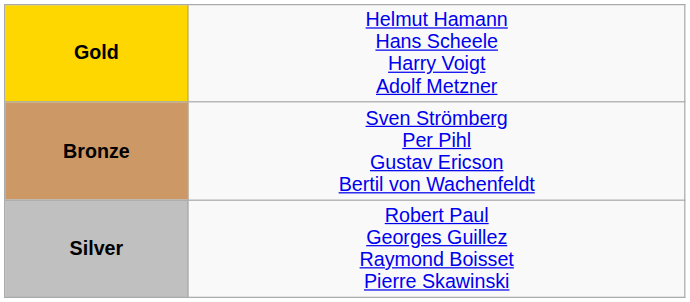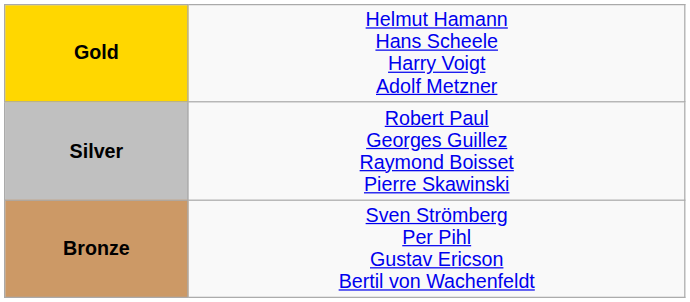rows swapped: (96, 248) <-> (96, 150)
